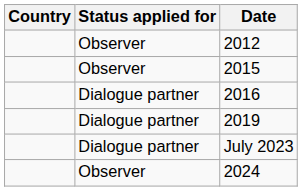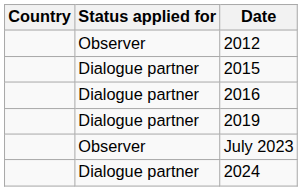(112, 69) Observer -> (139, 69) Dialogue partner
(139, 146) Dialogue partner -> (112, 146) Observer
(112, 172) Observer -> (139, 172) Dialogue partner
